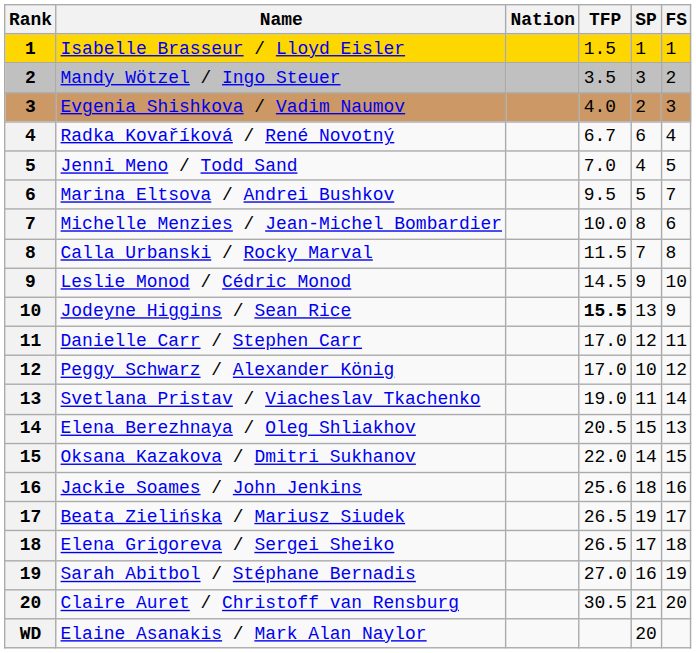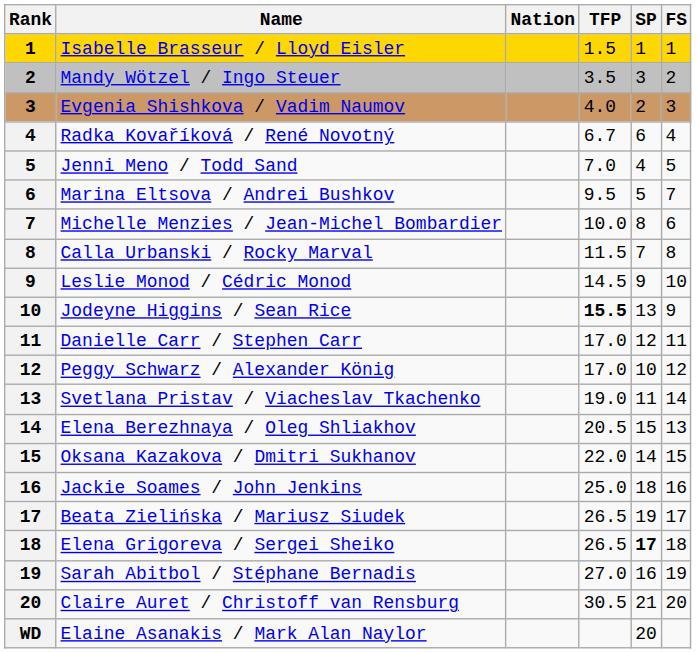(605, 487) 25.6 -> (605, 487) 25.0
(646, 546) normal -> (646, 546) bold
